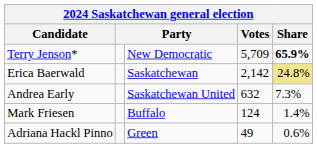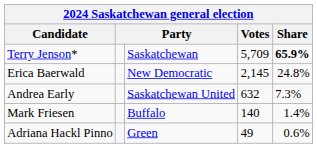(170, 53) New Democratic -> (163, 53) Saskatchewan
(163, 73) Saskatchewan -> (170, 73) New Democratic
(255, 73) 2,142 -> (255, 73) 2,145
(293, 73) khaki background -> (293, 73) no background
(250, 113) 124 -> (250, 113) 140
